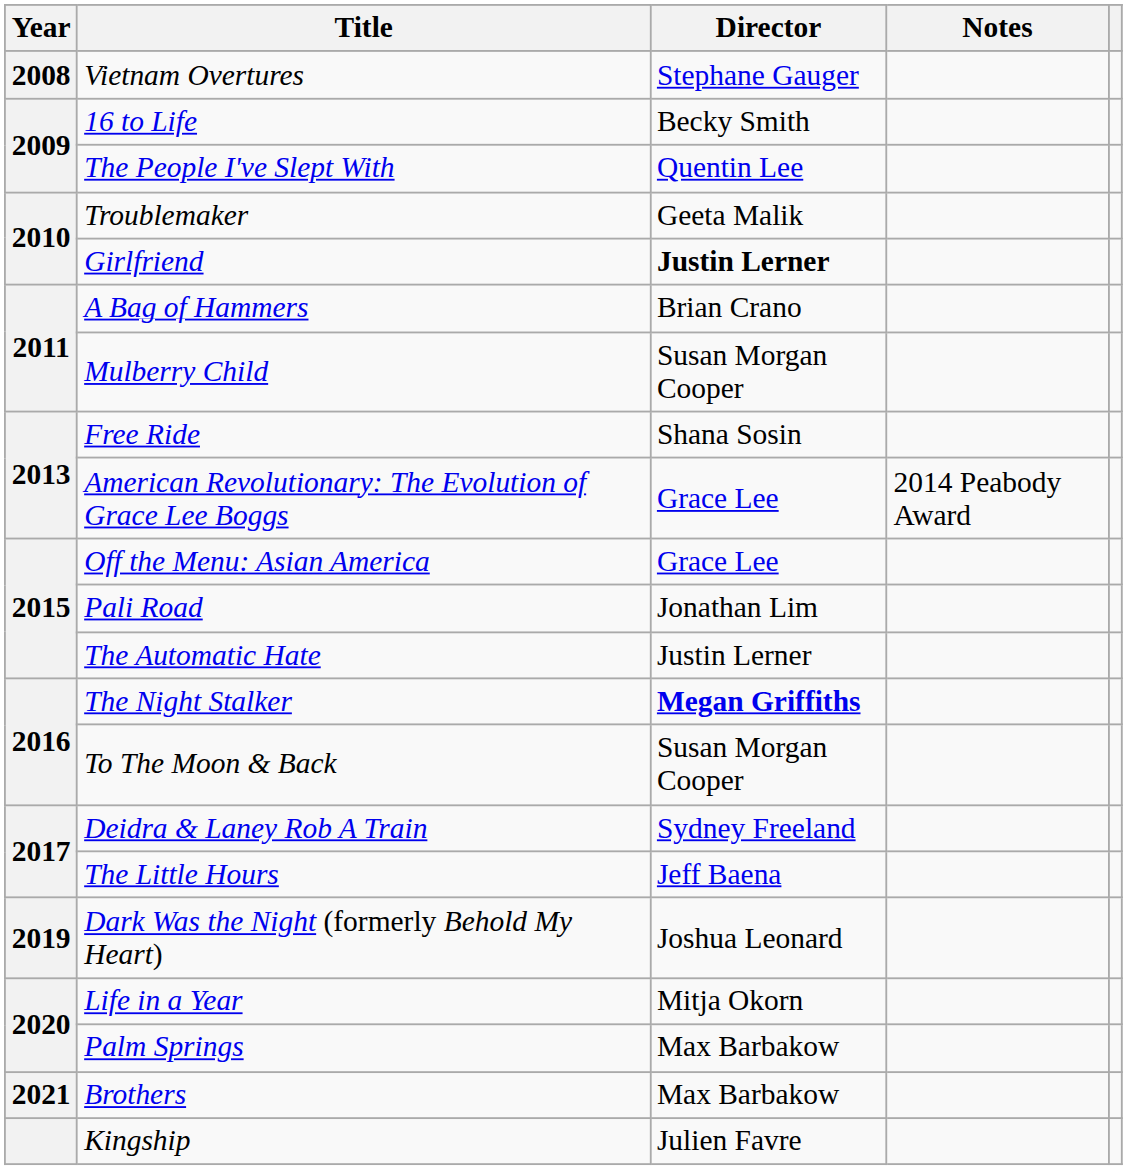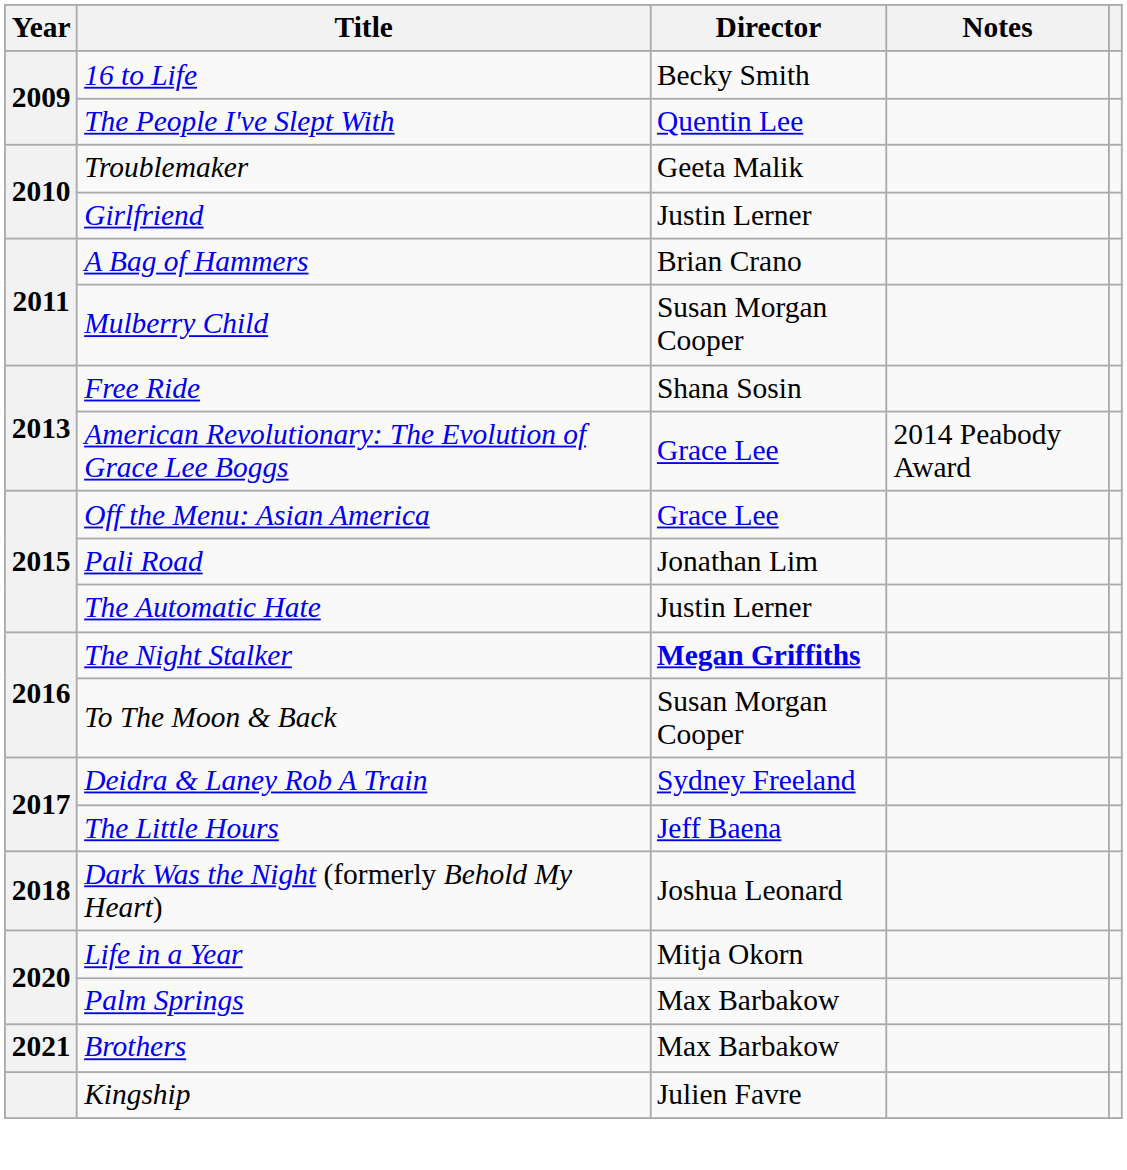- row: (194, 74)
(743, 261) bold -> (734, 214) normal
(41, 937) 2019 -> (41, 890) 2018
